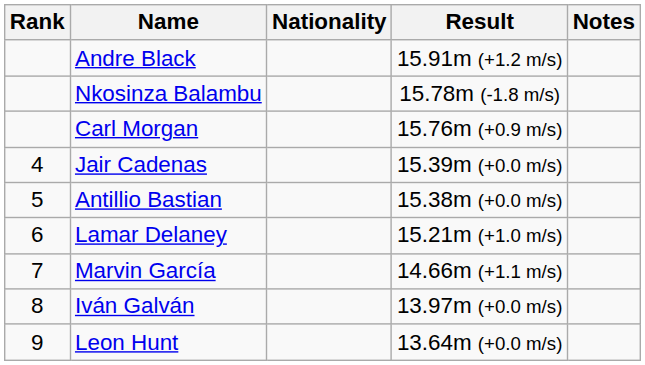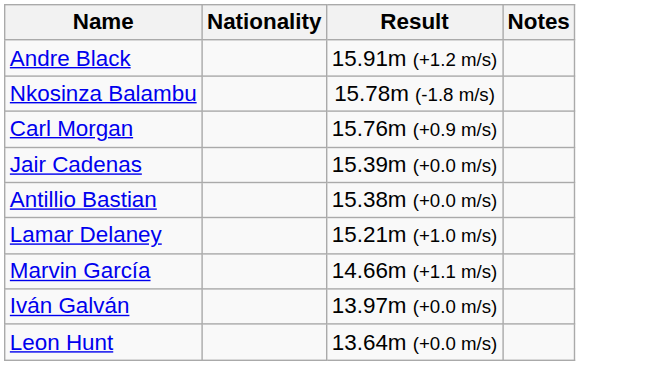- column: (37, 22)
